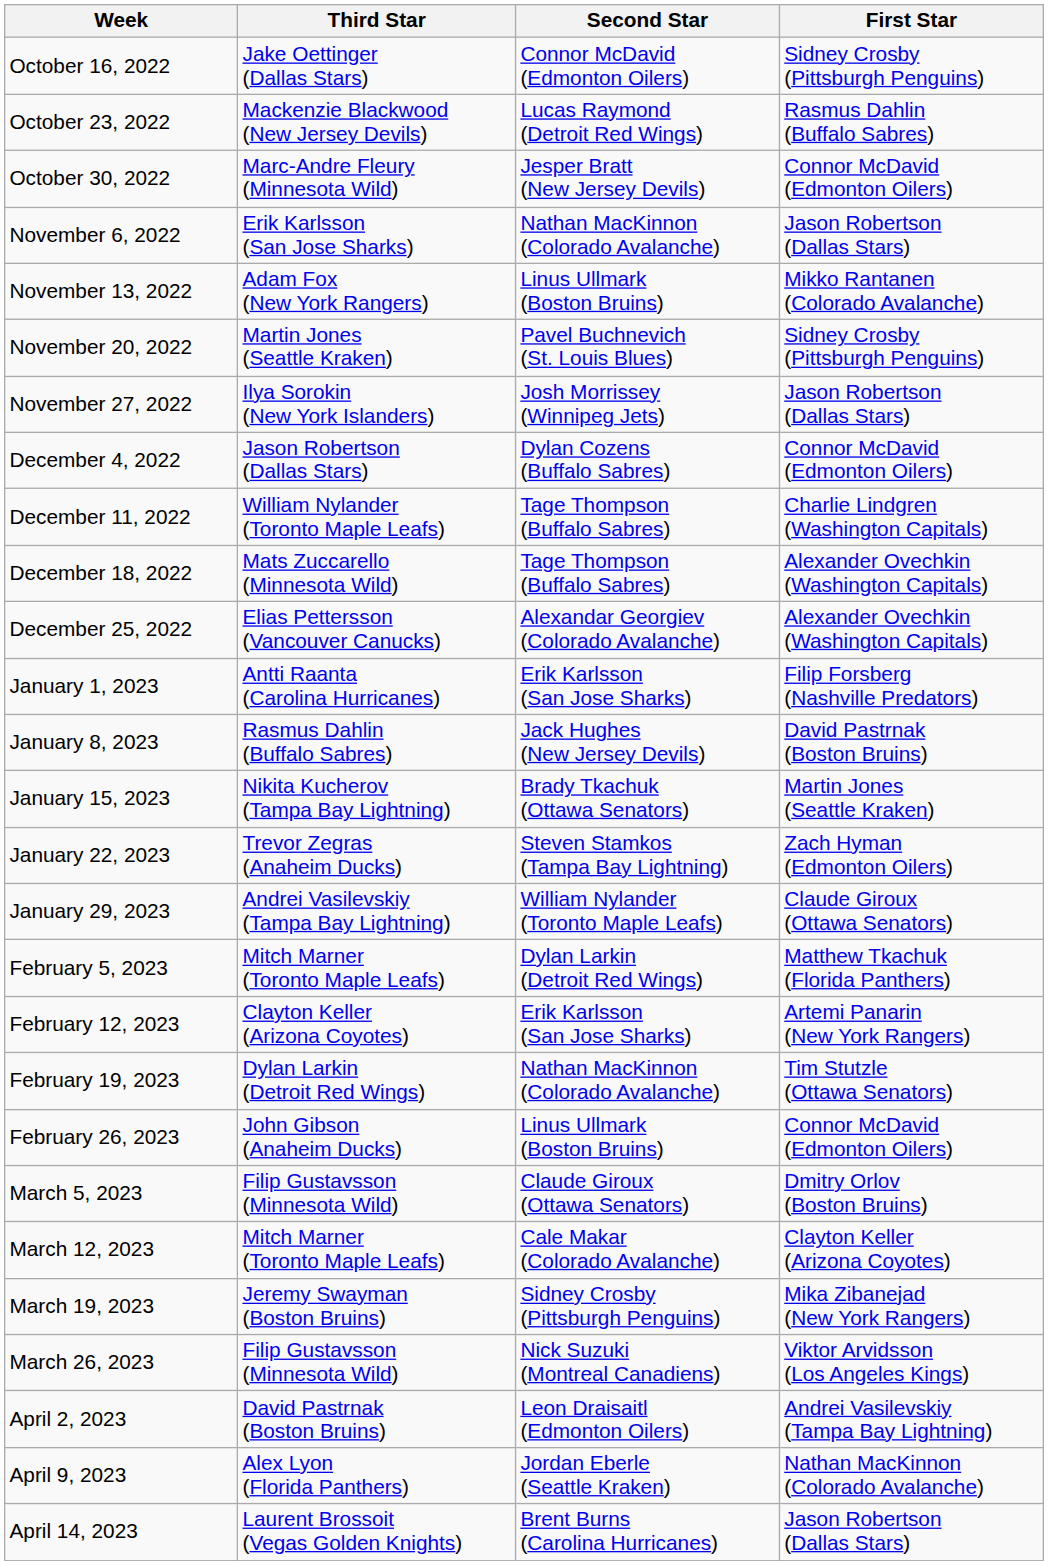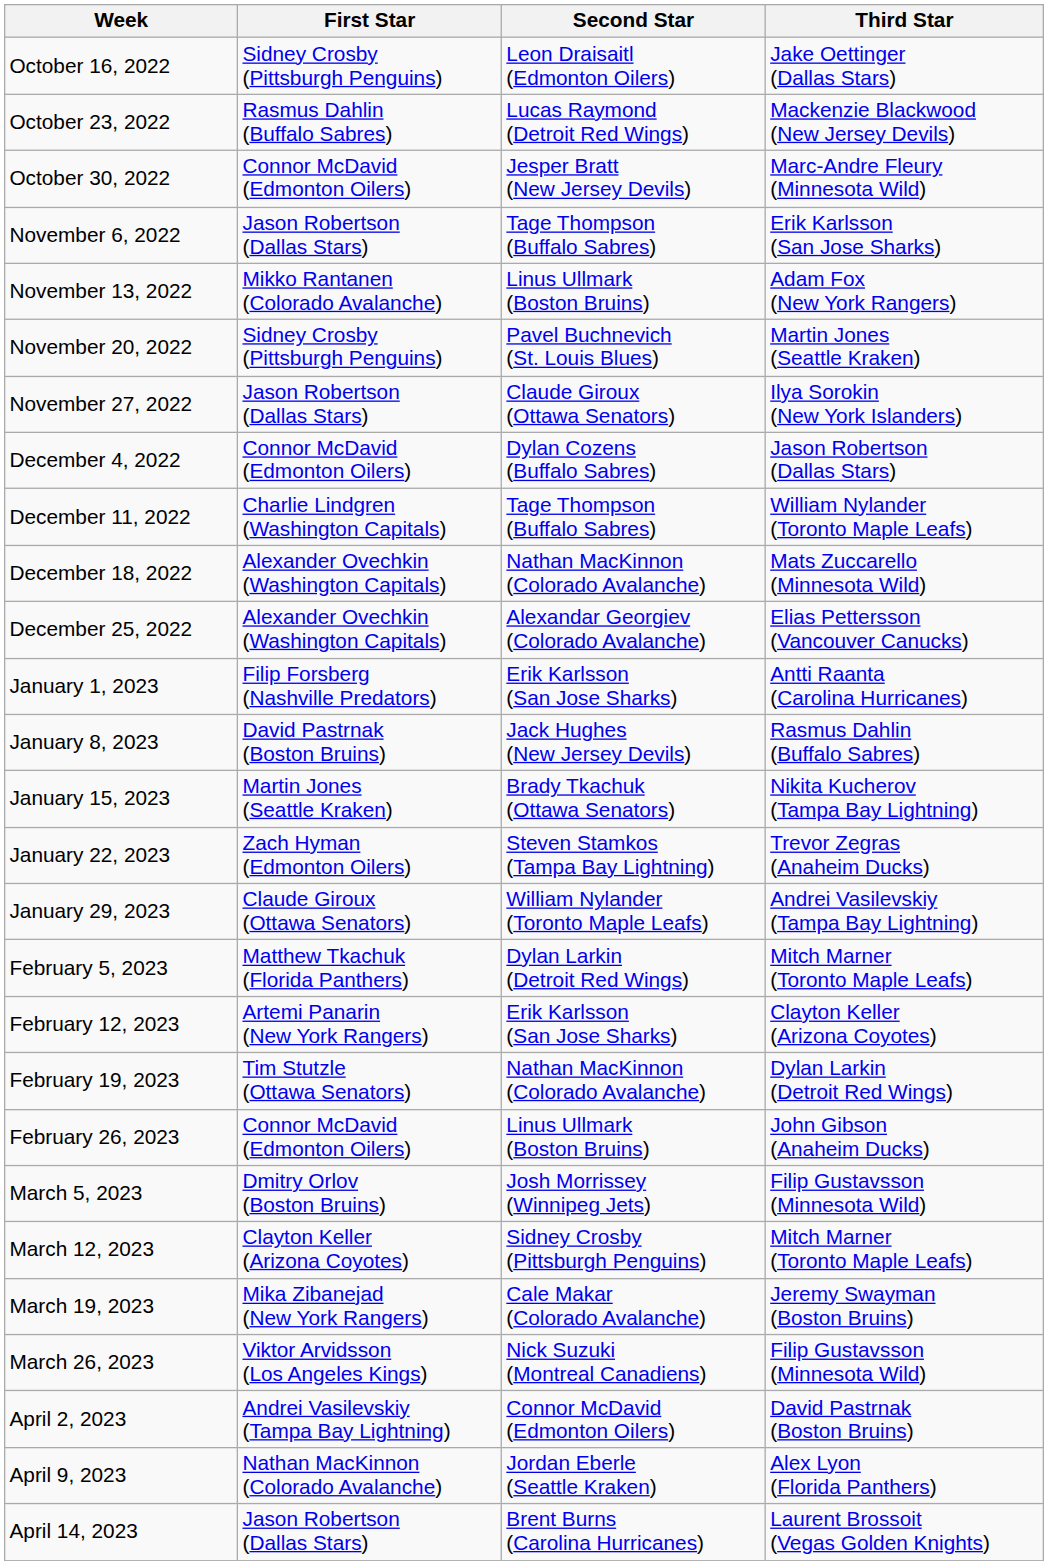columns swapped: (911, 20) <-> (377, 20)
(605, 65) Connor McDavid (Edmonton Oilers) -> (591, 65) Leon Draisaitl (Edmonton Oilers)
(620, 234) Nathan MacKinnon (Colorado Avalanche) -> (581, 234) Tage Thompson (Buffalo Sabres)
(593, 404) Josh Morrissey (Winnipeg Jets) -> (591, 404) Claude Giroux (Ottawa Senators)
(595, 573) Tage Thompson (Buffalo Sabres) -> (606, 573) Nathan MacKinnon (Colorado Avalanche)
(605, 1193) Claude Giroux (Ottawa Senators) -> (579, 1193) Josh Morrissey (Winnipeg Jets)
(620, 1249) Cale Makar (Colorado Avalanche) -> (606, 1249) Sidney Crosby (Pittsburgh Penguins)
(620, 1306) Sidney Crosby (Pittsburgh Penguins) -> (606, 1306) Cale Makar (Colorado Avalanche)
(605, 1418) Leon Draisaitl (Edmonton Oilers) -> (591, 1418) Connor McDavid (Edmonton Oilers)
